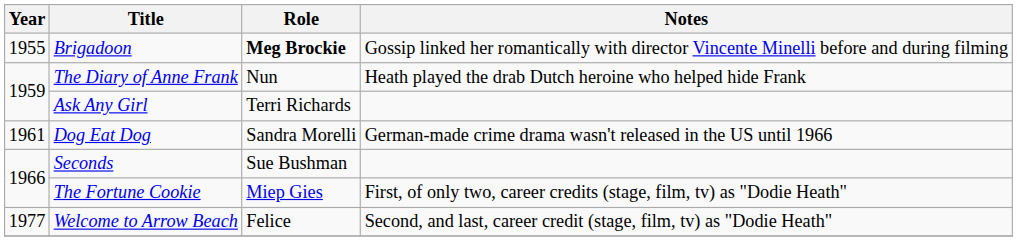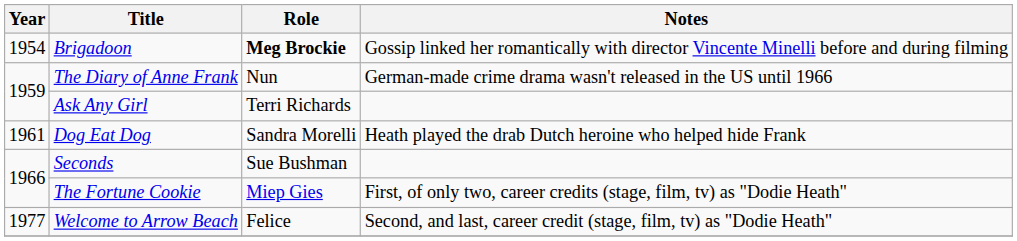(27, 47) 1955 -> (27, 47) 1954
(585, 76) Heath played the drab Dutch heroine who helped hide Frank -> (599, 76) German-made crime drama wasn't released in the US until 1966
(599, 134) German-made crime drama wasn't released in the US until 1966 -> (585, 134) Heath played the drab Dutch heroine who helped hide Frank
